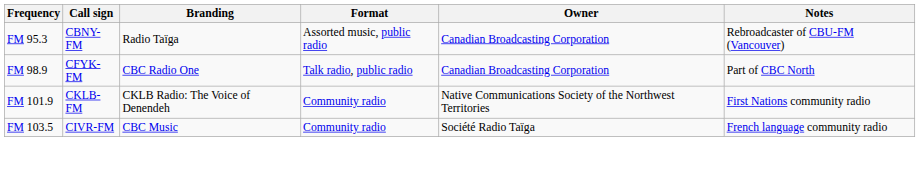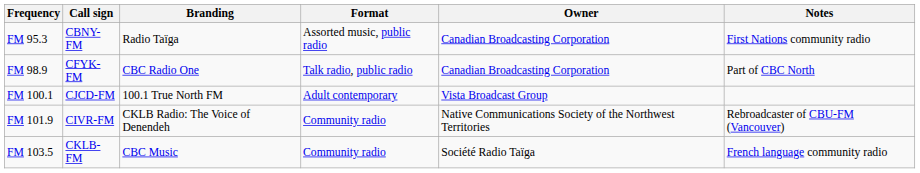(790, 38) Rebroadcaster of CBU-FM (Vancouver) -> (799, 38) First Nations community radio
+ row: (30, 95)
(83, 102) CKLB-FM -> (90, 120) CIVR-FM
(799, 102) First Nations community radio -> (790, 120) Rebroadcaster of CBU-FM (Vancouver)
(90, 127) CIVR-FM -> (83, 152) CKLB-FM
